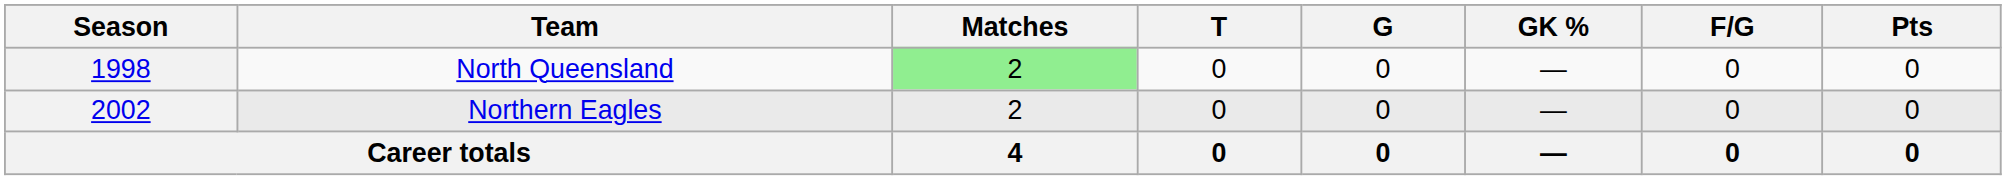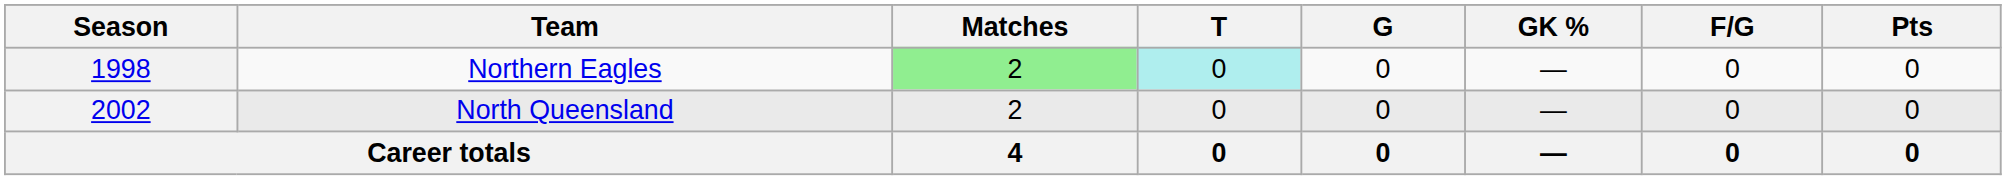(565, 69) North Queensland -> (565, 69) Northern Eagles
(1219, 69) no background -> (1219, 69) paleturquoise background
(565, 111) Northern Eagles -> (565, 111) North Queensland
